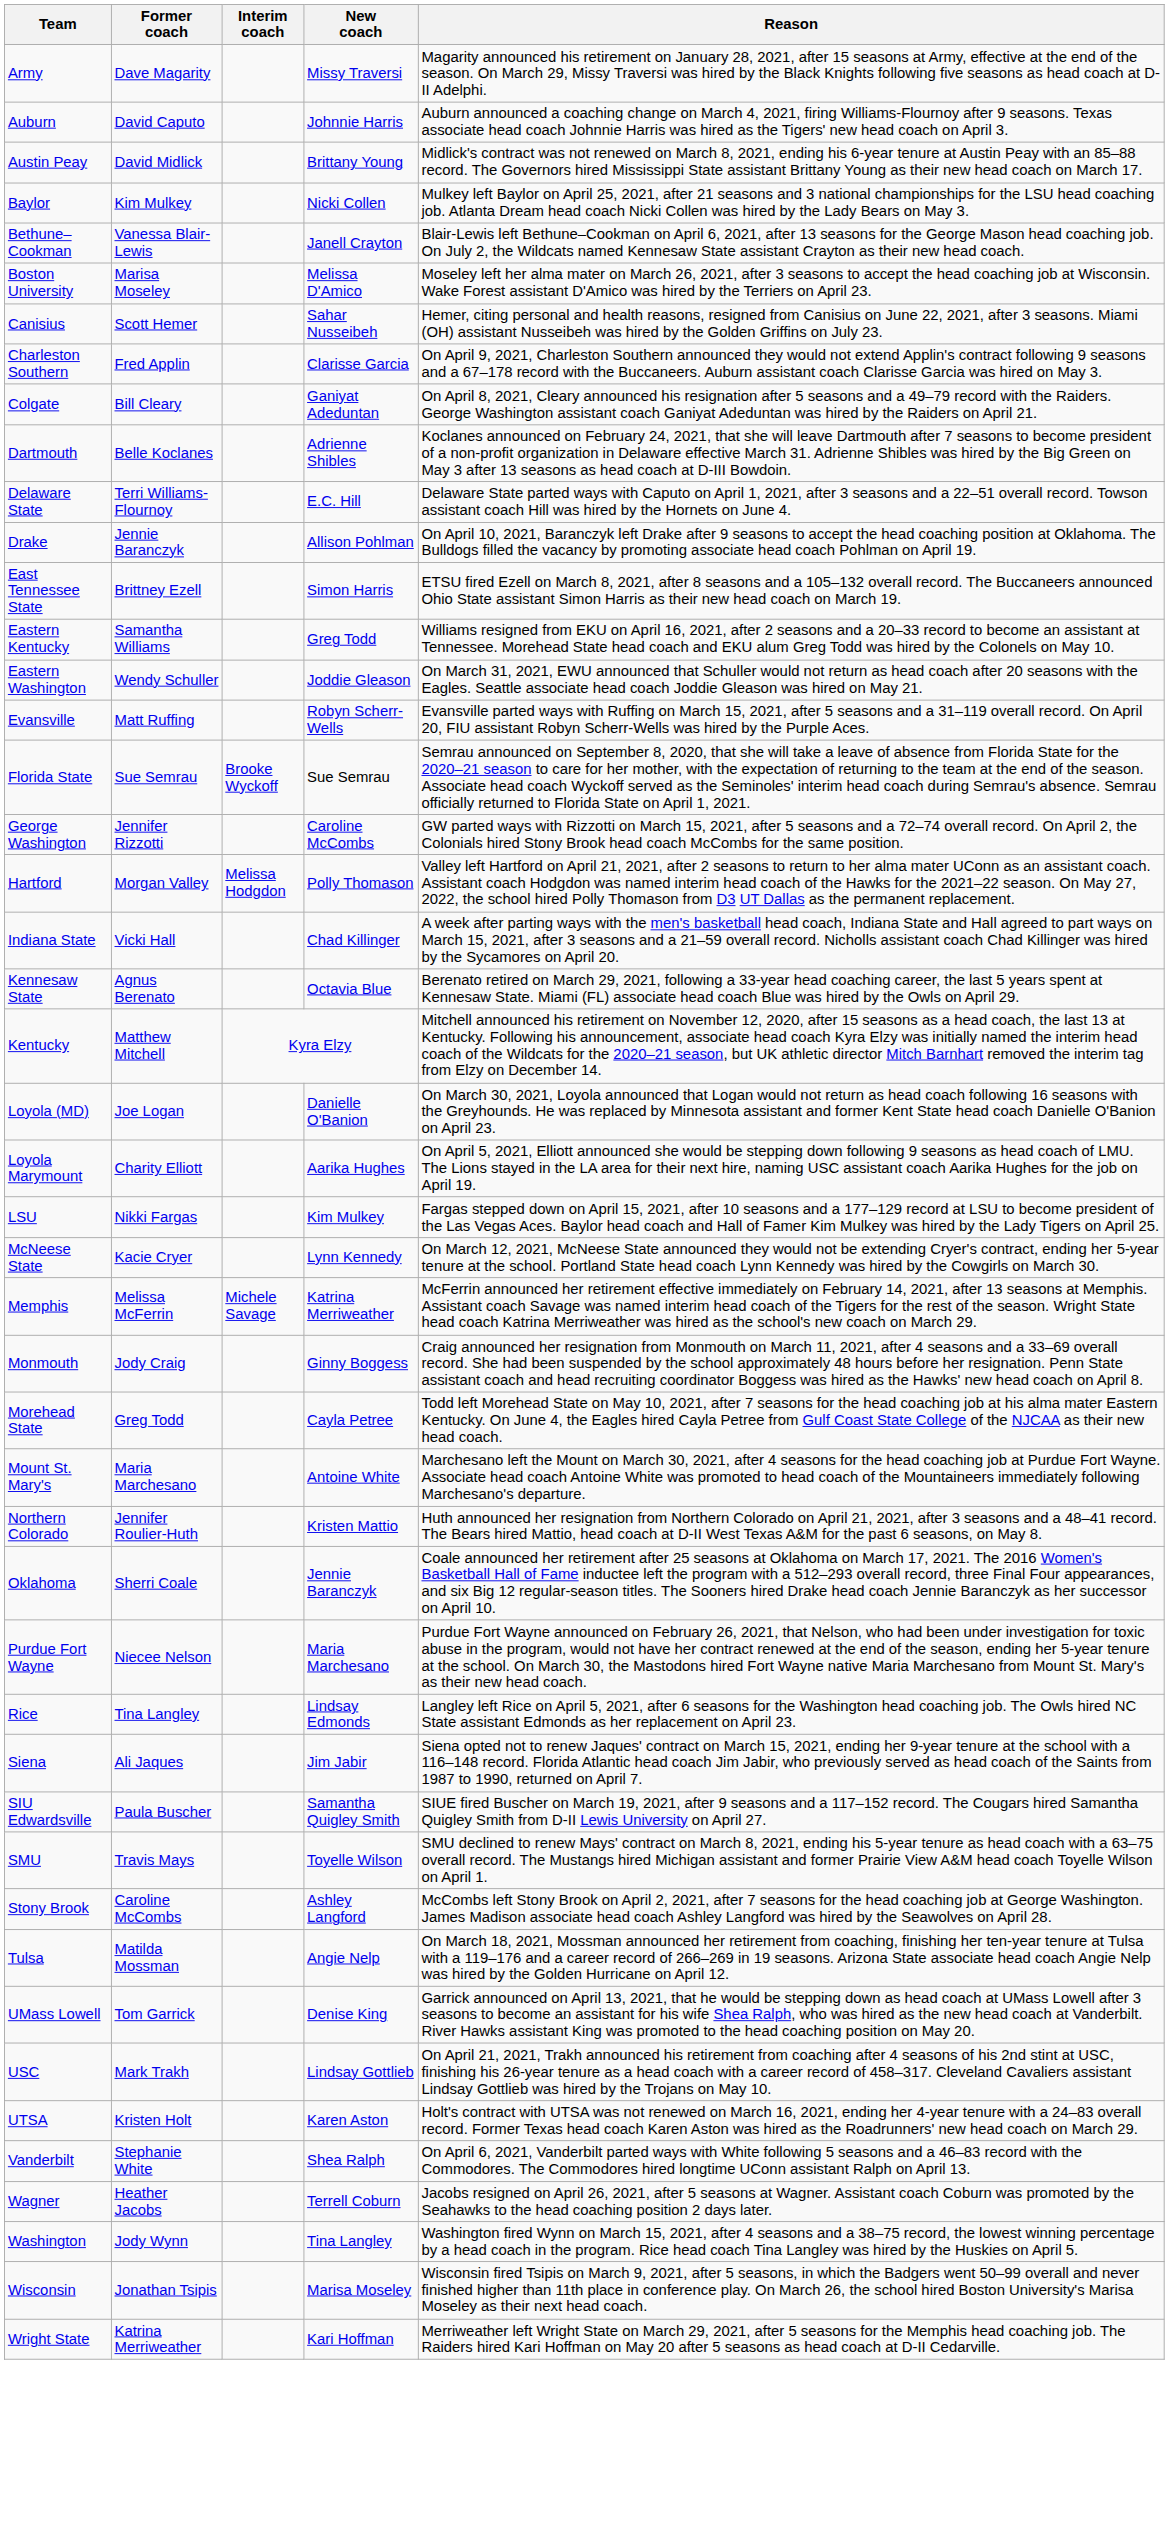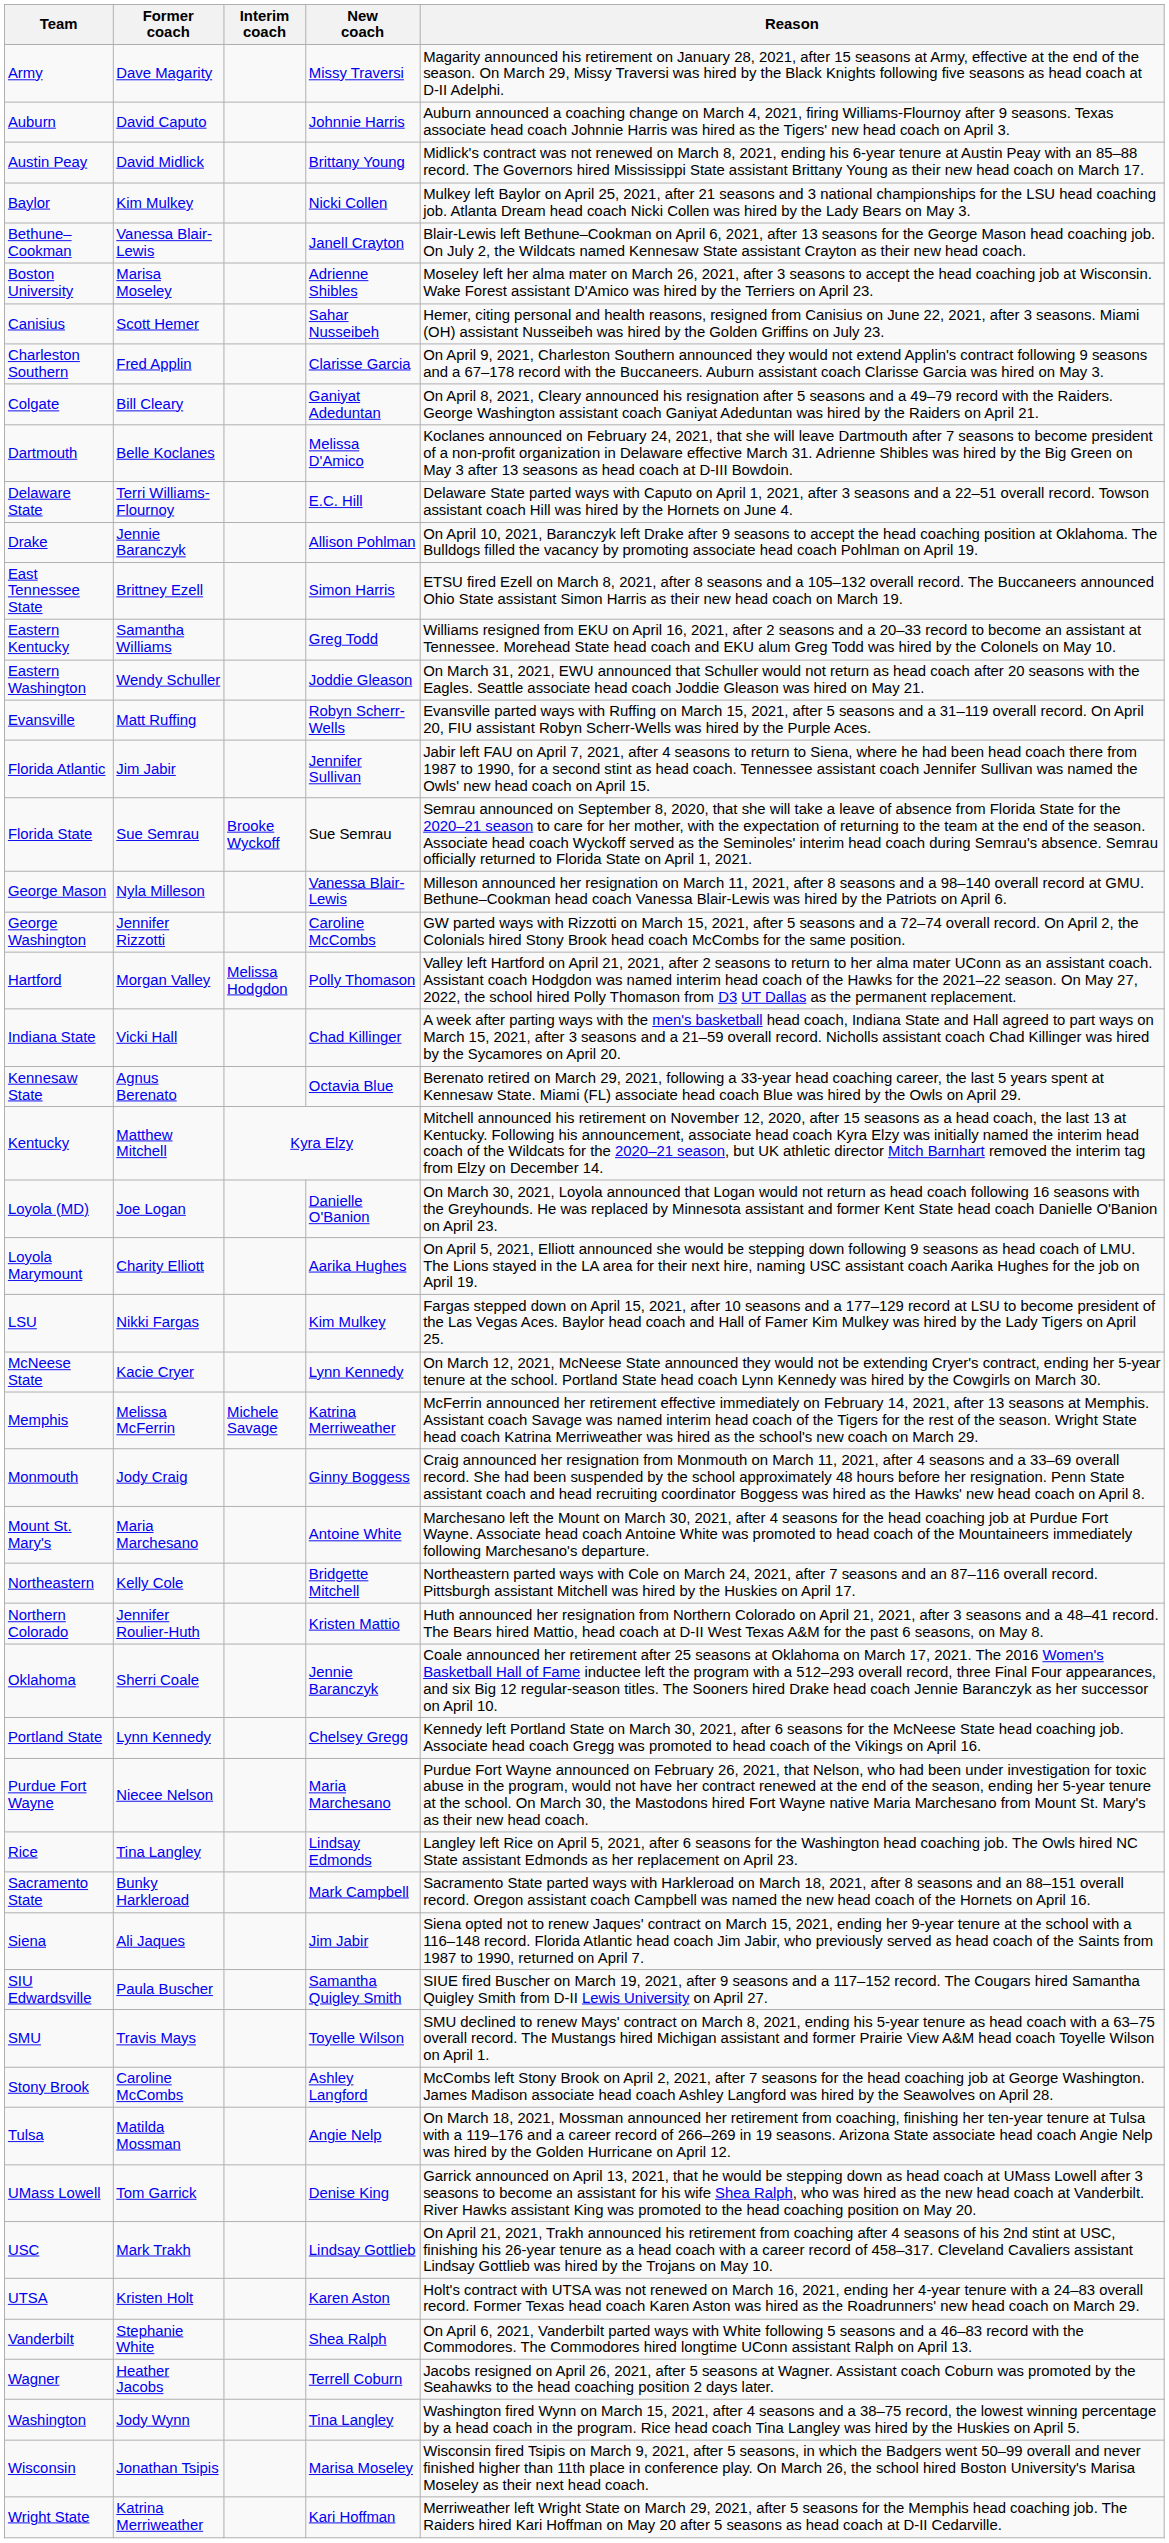(335, 283) Melissa D'Amico -> (339, 283) Adrienne Shibles
(337, 453) Adrienne Shibles -> (336, 453) Melissa D'Amico
+ row: (57, 769)
+ row: (57, 891)
- row: (41, 1420)
+ row: (51, 1583)
+ row: (55, 1737)
+ row: (48, 1892)
